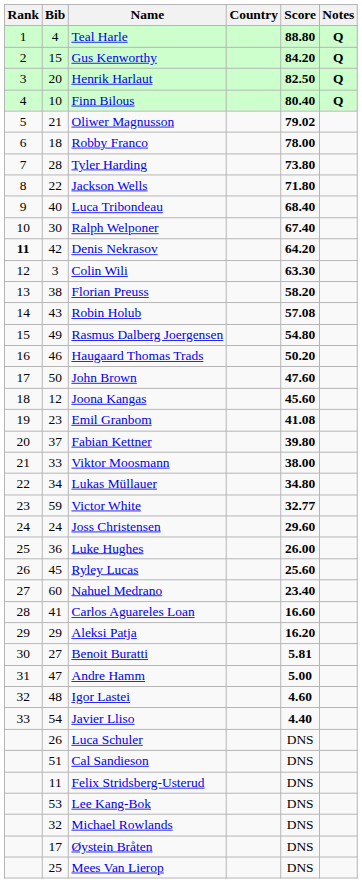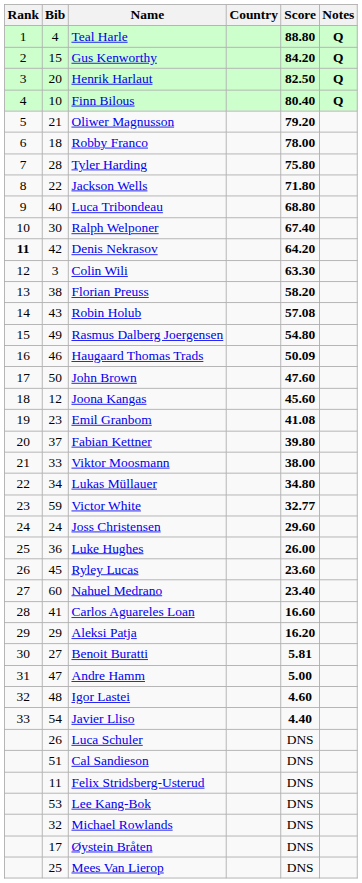(300, 121) 79.02 -> (300, 121) 79.20
(300, 164) 73.80 -> (300, 164) 75.80
(300, 206) 68.40 -> (300, 206) 68.80
(300, 356) 50.20 -> (300, 356) 50.09
(300, 569) 25.60 -> (300, 569) 23.60
